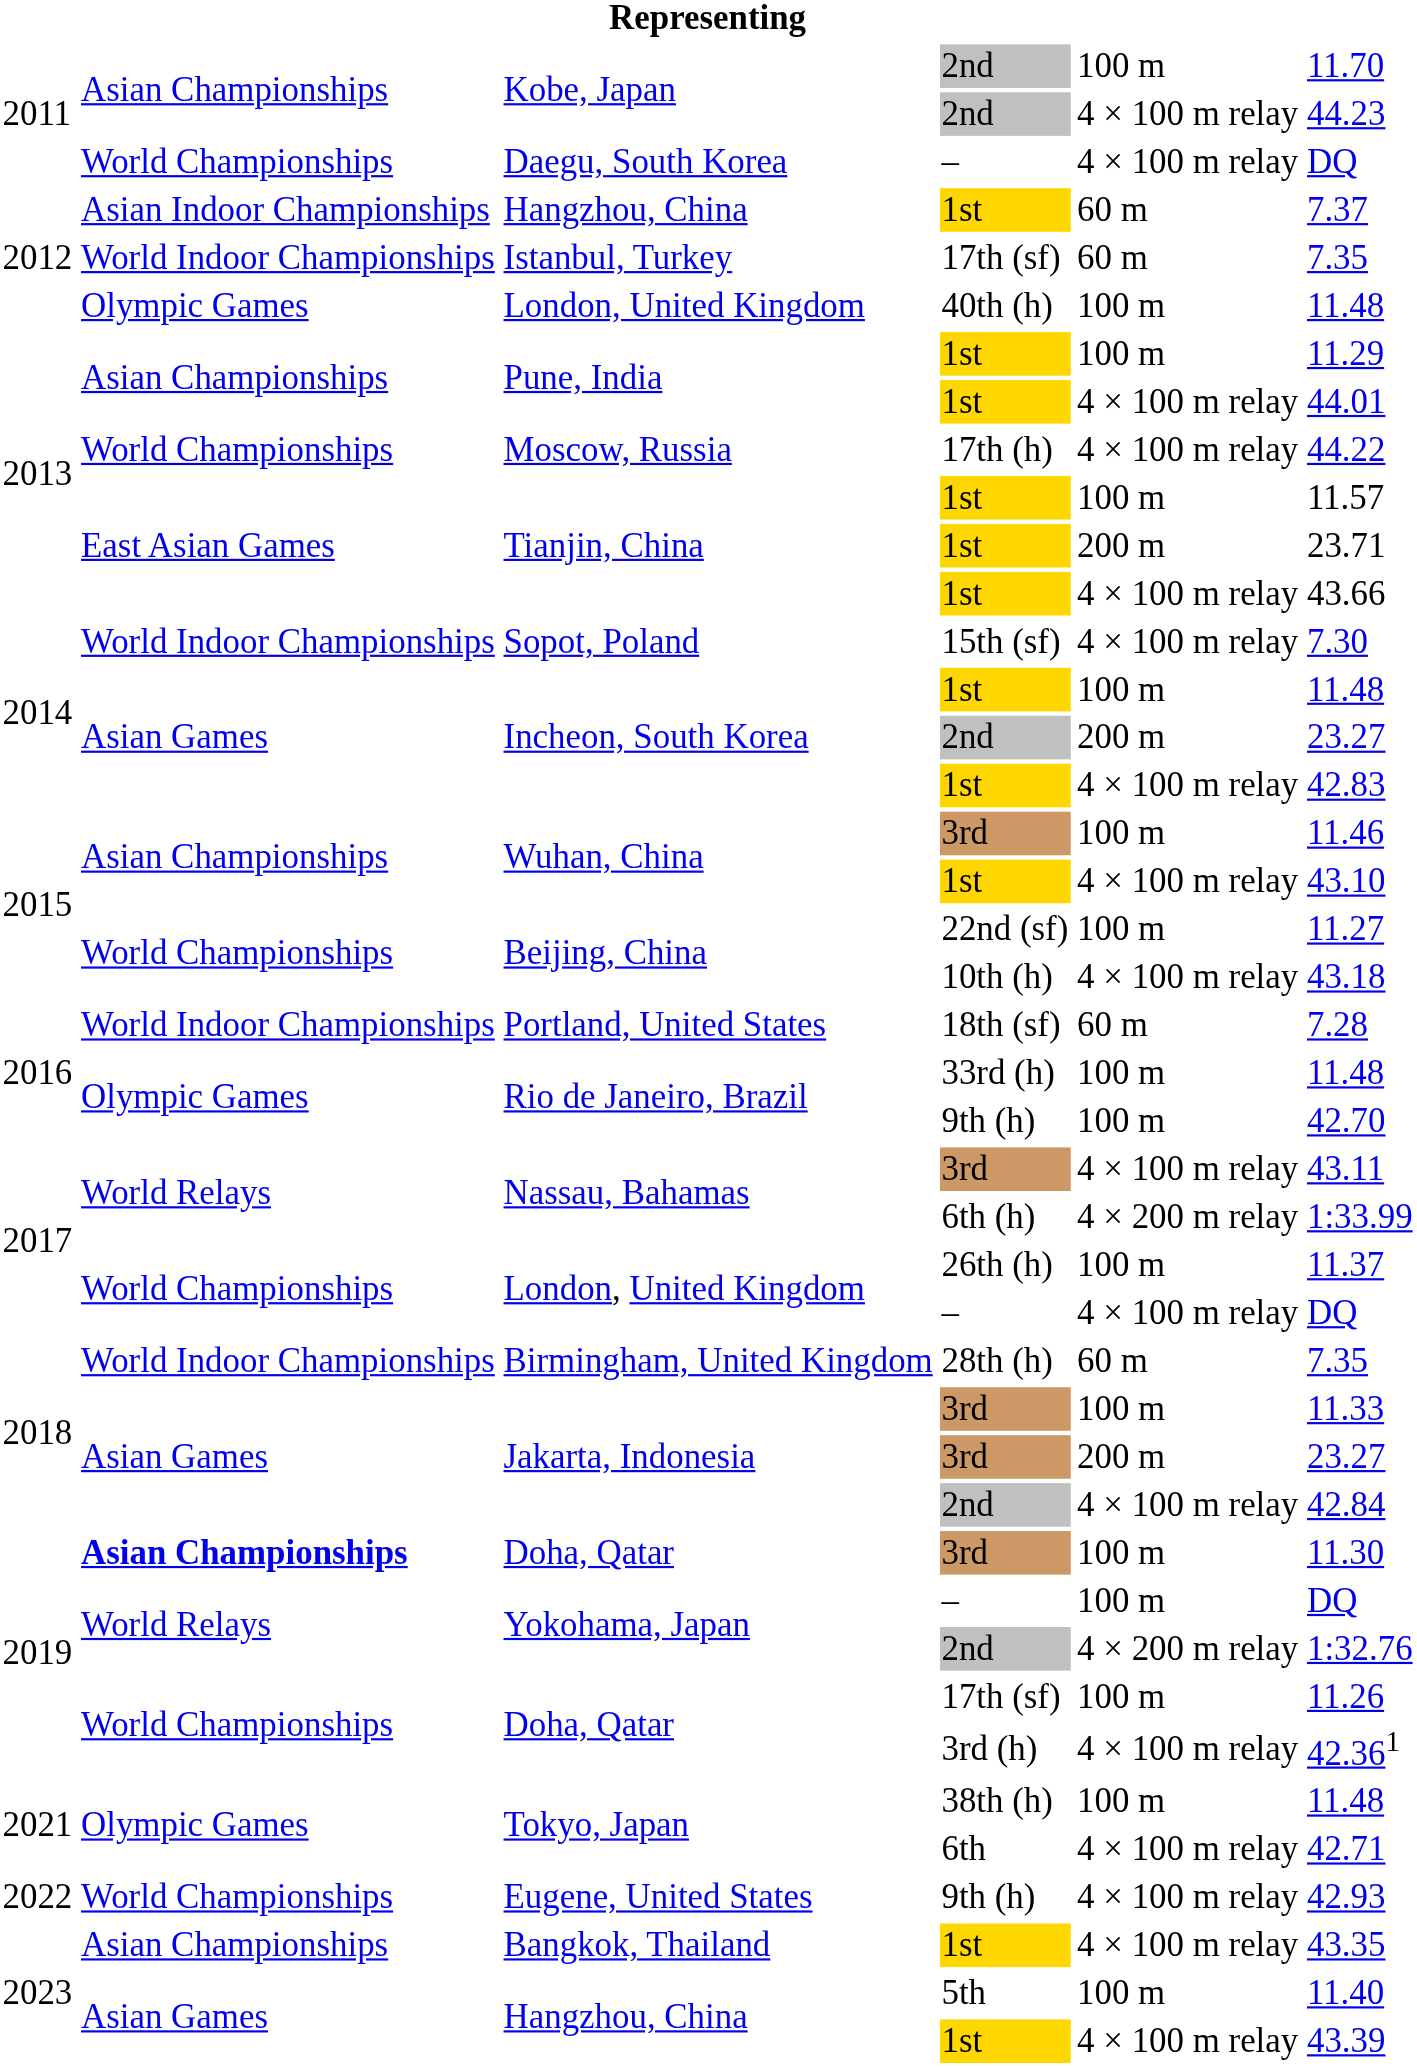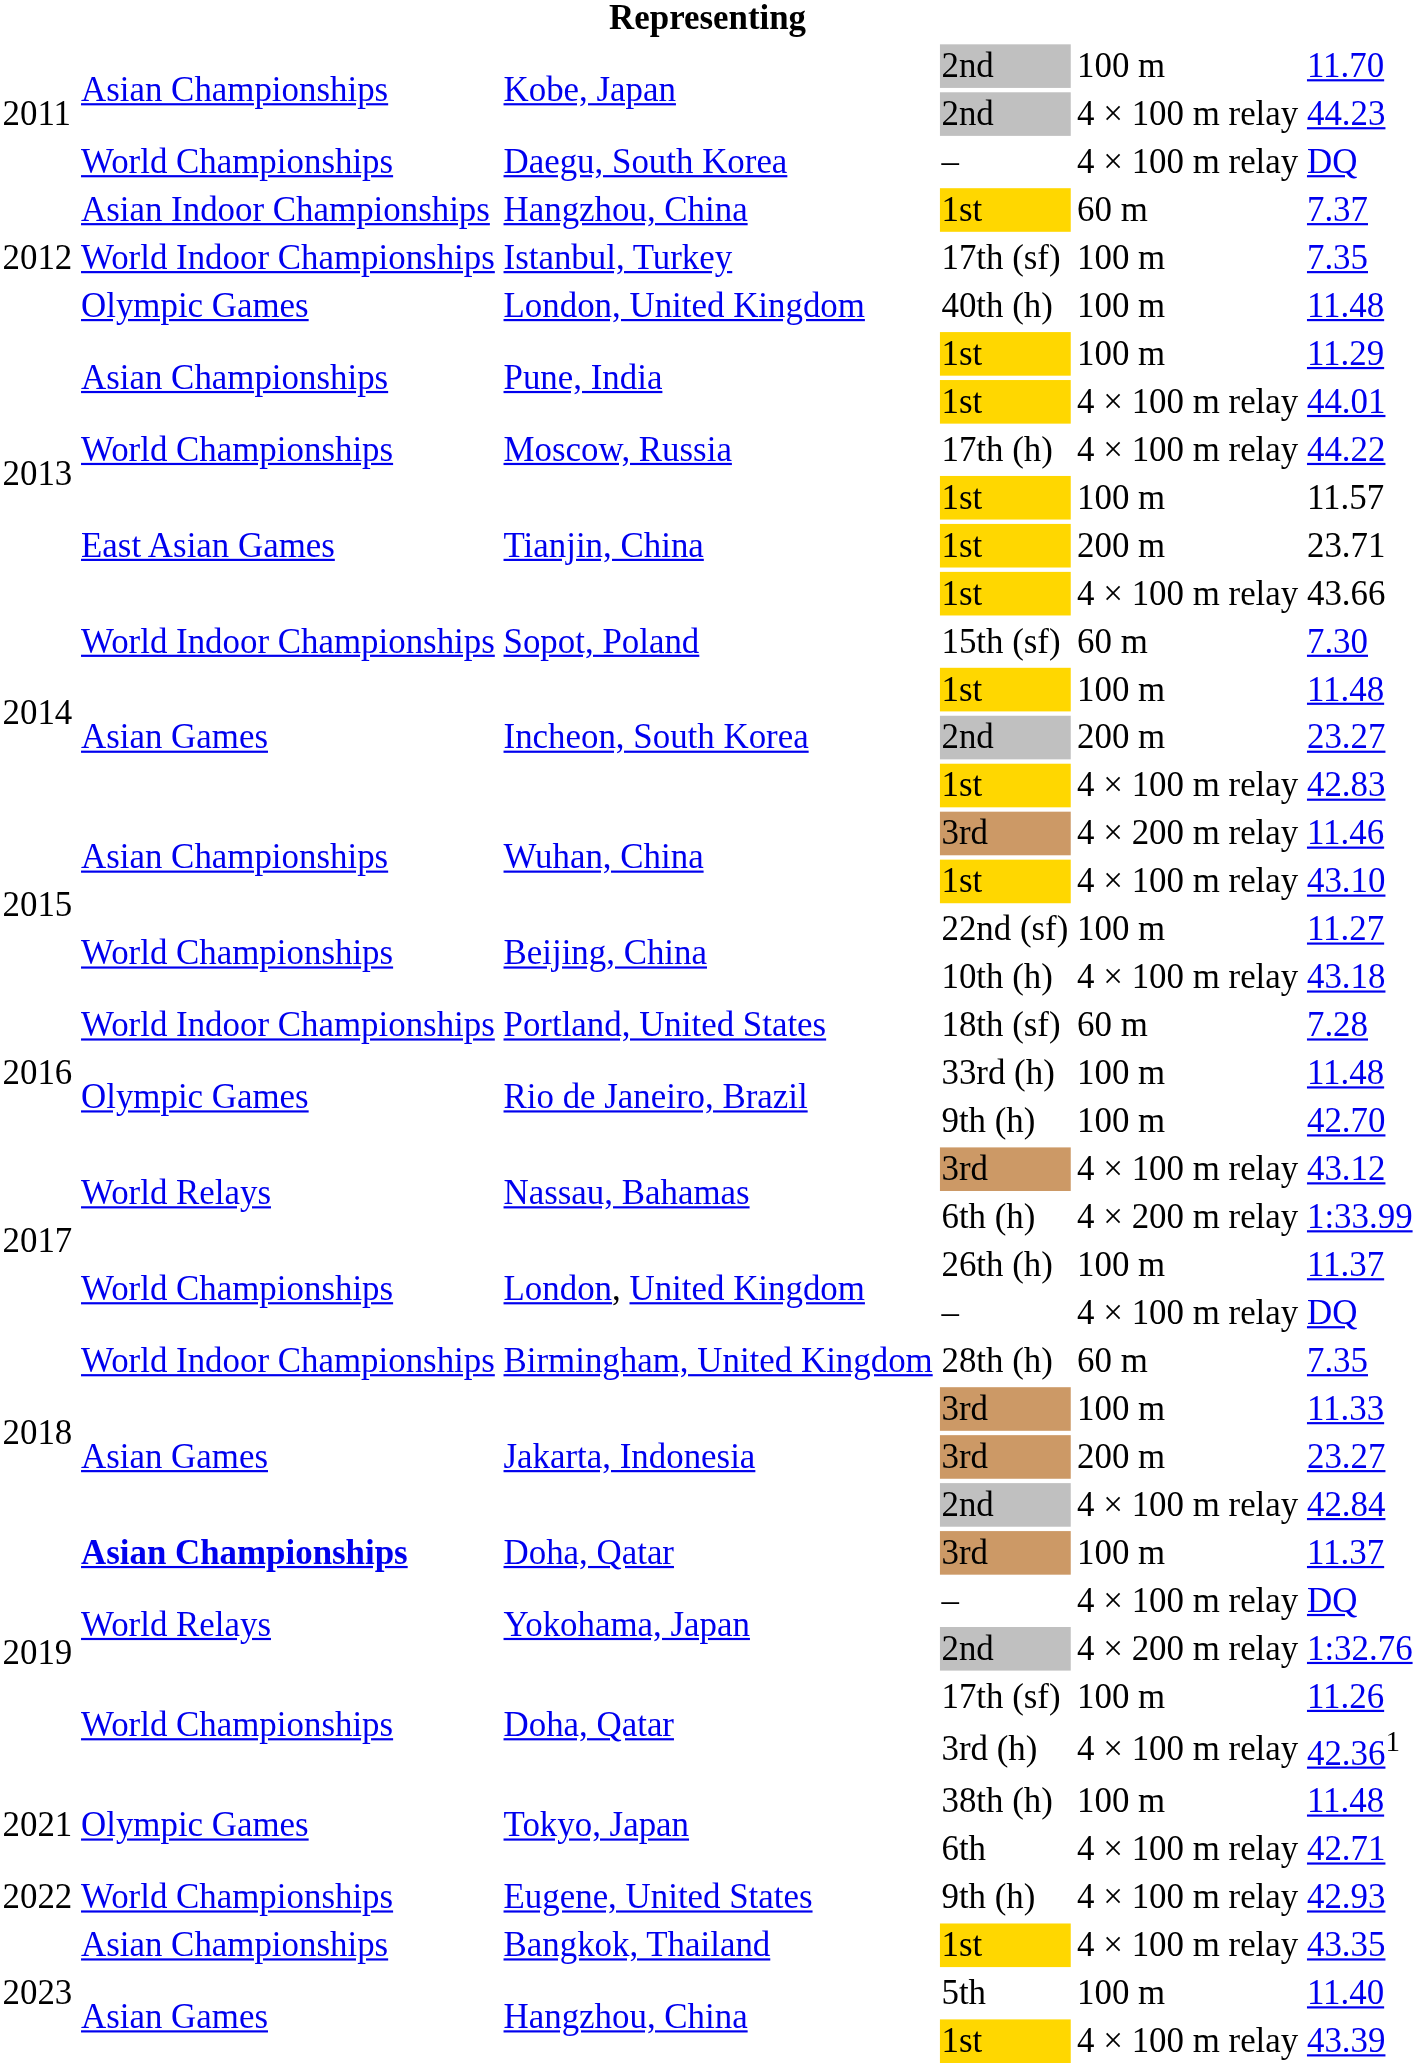(1112, 257) 60 m -> (1121, 257) 100 m
(1188, 641) 4 × 100 m relay -> (1112, 641) 60 m
(1121, 832) 100 m -> (1188, 832) 4 × 200 m relay
(1346, 1168) 43.11 -> (1346, 1168) 43.12
(1346, 1552) 11.30 -> (1346, 1552) 11.37
(1121, 1600) 100 m -> (1188, 1600) 4 × 100 m relay
